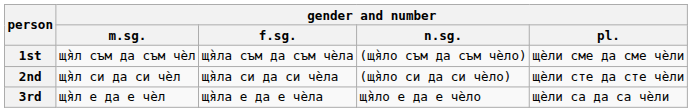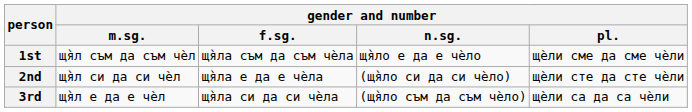(443, 56) (щя̀лo съм да съм чѐлo) -> (420, 56) щя̀лo е да е чѐлo
(270, 76) щя̀лa си да си чѐлa -> (262, 76) щя̀лa е да е чѐлa
(262, 97) щя̀лa е да е чѐлa -> (270, 97) щя̀лa си да си чѐлa
(420, 97) щя̀лo е да е чѐлo -> (443, 97) (щя̀лo съм да съм чѐлo)
